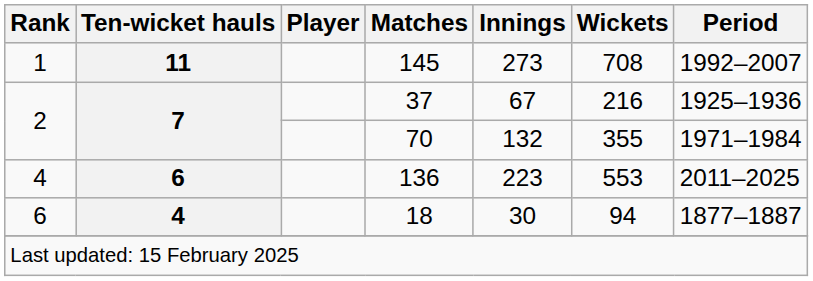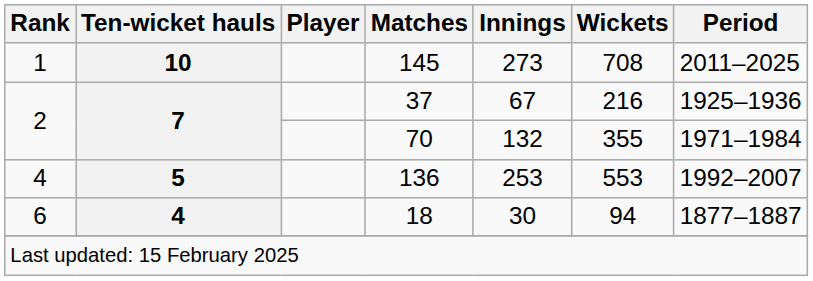(178, 62) 11 -> (178, 62) 10
(741, 62) 1992–2007 -> (740, 62) 2011–2025
(178, 178) 6 -> (178, 178) 5
(522, 178) 223 -> (522, 178) 253
(740, 178) 2011–2025 -> (741, 178) 1992–2007
